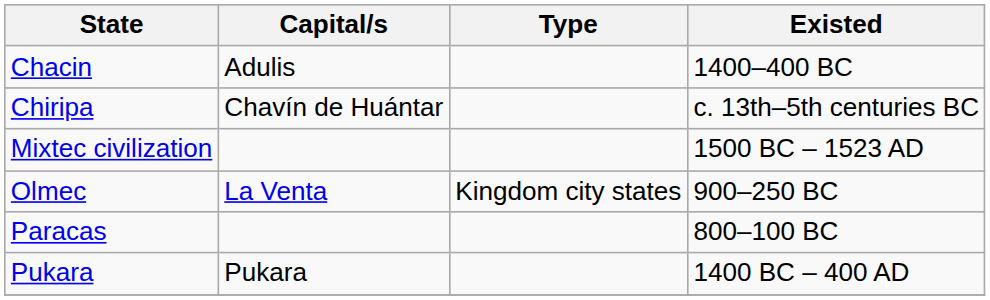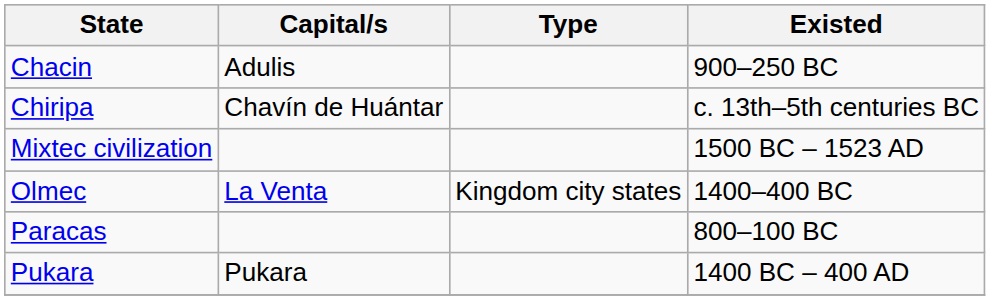(773, 66) 1400–400 BC -> (766, 66) 900–250 BC
(766, 190) 900–250 BC -> (773, 190) 1400–400 BC
